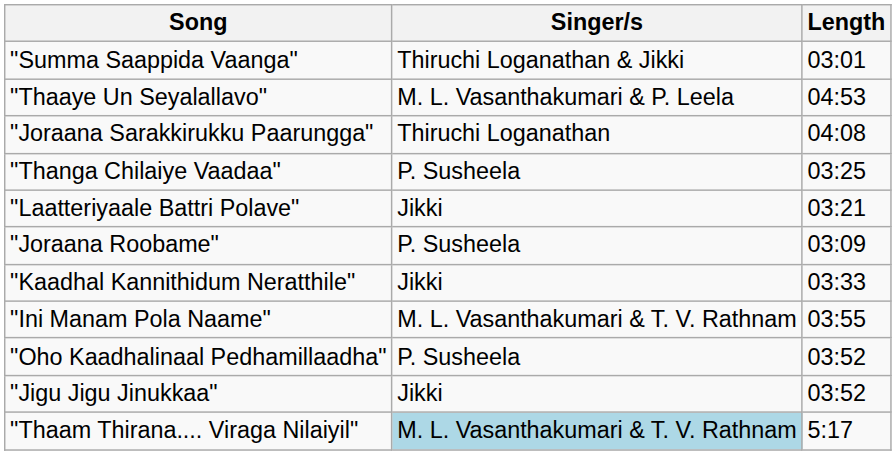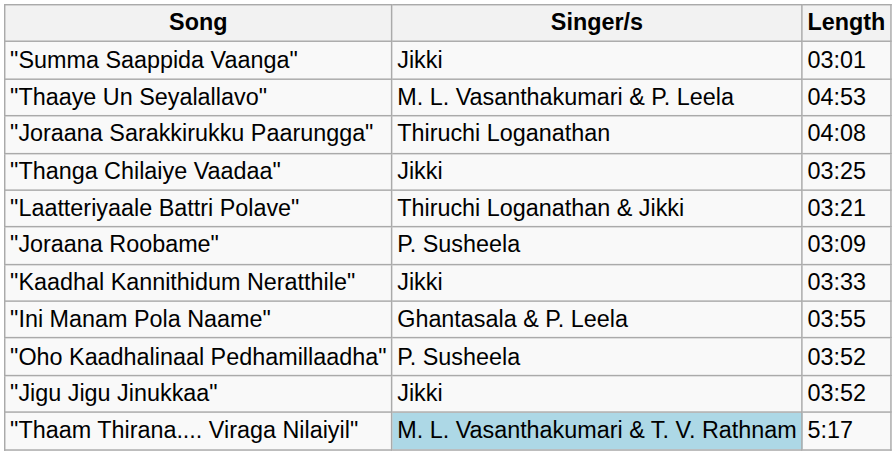(541, 60) Thiruchi Loganathan & Jikki -> (420, 60) Jikki
(459, 171) P. Susheela -> (420, 171) Jikki
(420, 208) Jikki -> (541, 208) Thiruchi Loganathan & Jikki
(597, 319) M. L. Vasanthakumari & T. V. Rathnam -> (513, 319) Ghantasala & P. Leela
